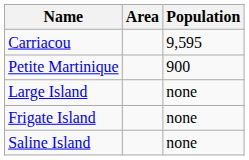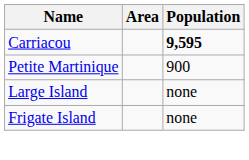(184, 42) normal -> (184, 42) bold
- row: (49, 142)
